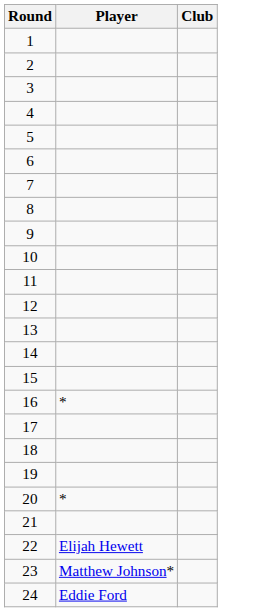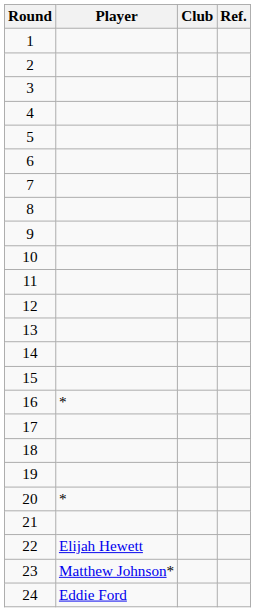+ column: (234, 16)
